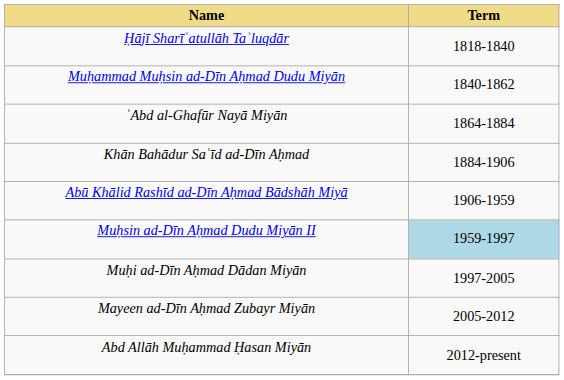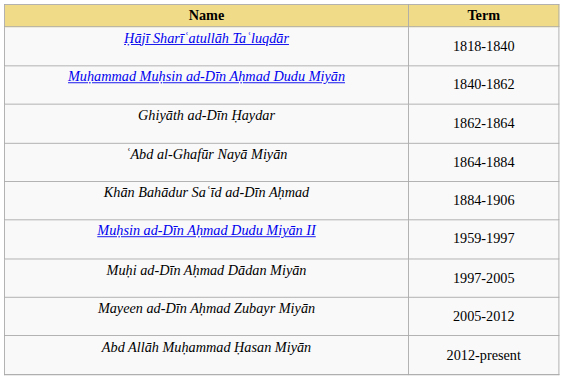+ row: (207, 115)
- row: (207, 192)
(484, 239) lightblue background -> (484, 239) no background
